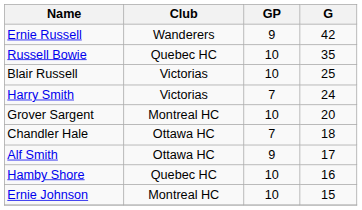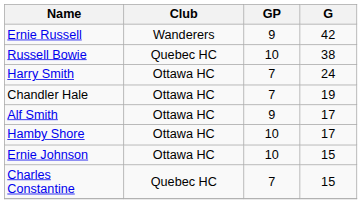(328, 54) 35 -> (328, 54) 38
- row: (42, 74)
(184, 94) Victorias -> (184, 74) Ottawa HC
- row: (51, 114)
(328, 134) 18 -> (328, 94) 19
(184, 174) Quebec HC -> (184, 134) Ottawa HC
(328, 174) 16 -> (328, 134) 17
(184, 194) Montreal HC -> (184, 154) Ottawa HC
+ row: (41, 182)
